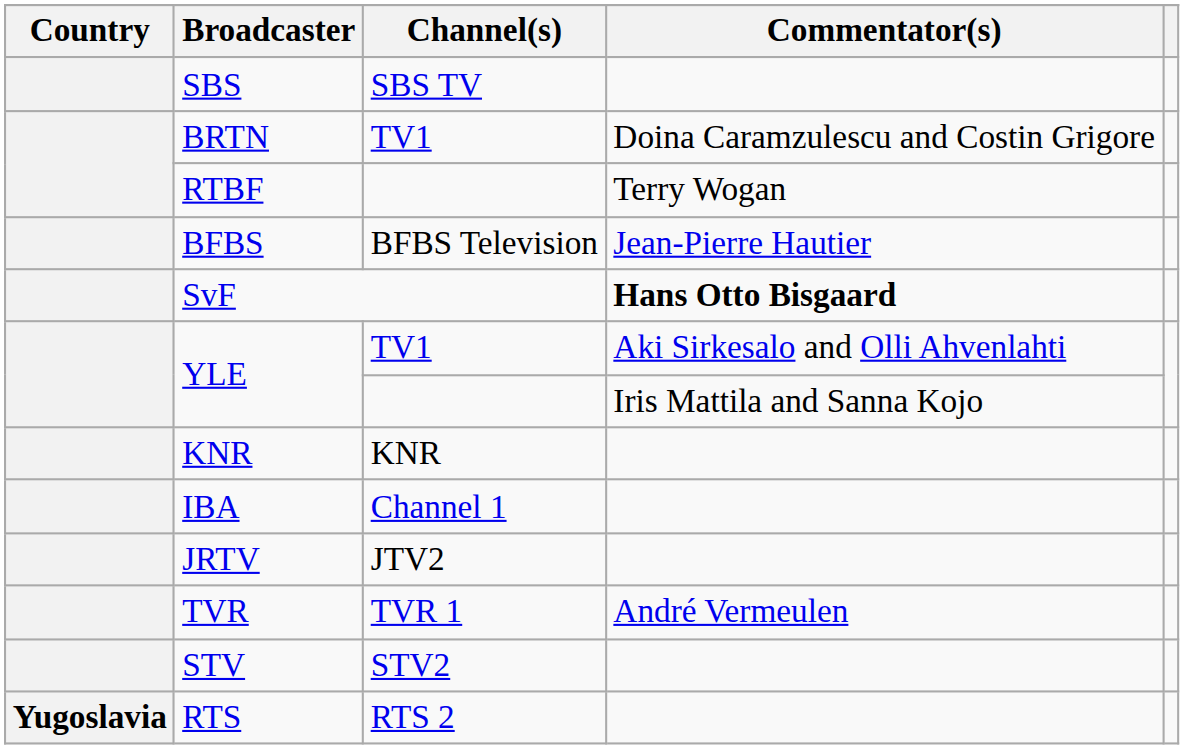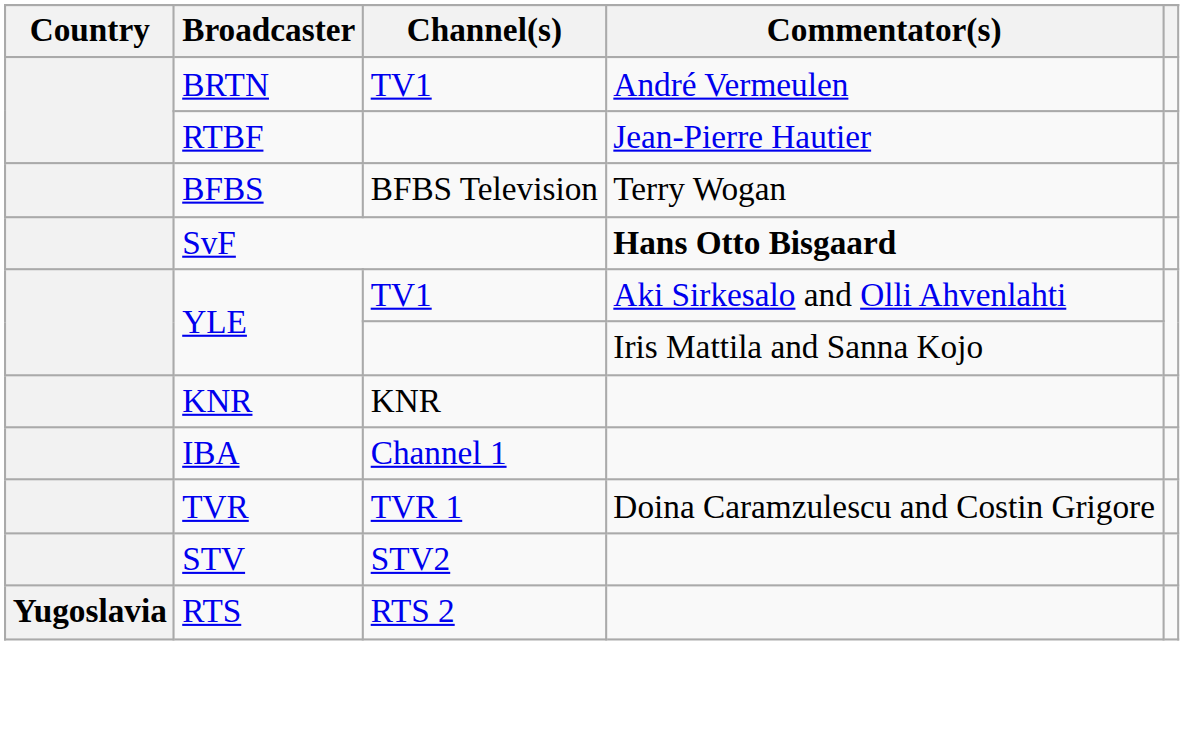- row: (212, 83)
(884, 136) Doina Caramzulescu and Costin Grigore -> (731, 83) André Vermeulen
(700, 189) Terry Wogan -> (742, 136) Jean-Pierre Hautier
(742, 242) Jean-Pierre Hautier -> (700, 189) Terry Wogan
- row: (221, 558)
(731, 611) André Vermeulen -> (884, 505) Doina Caramzulescu and Costin Grigore
